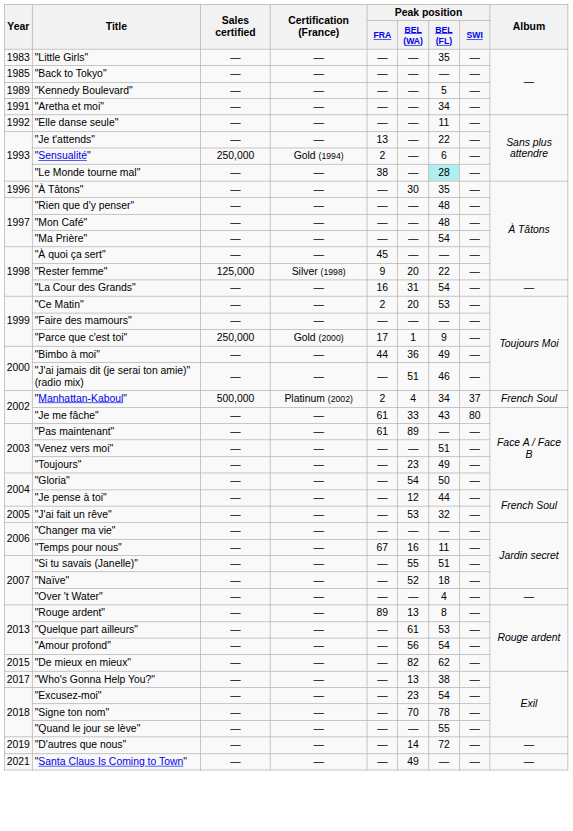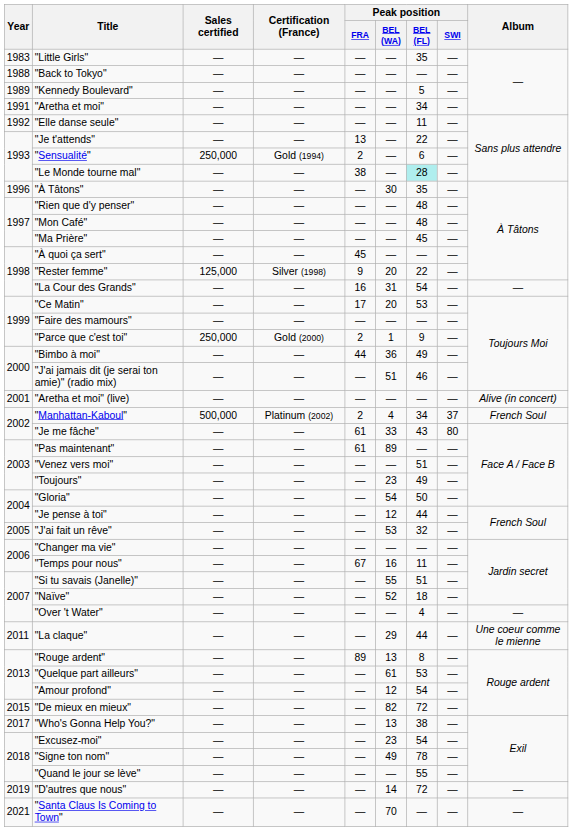(18, 73) 1985 -> (18, 73) 1988
(444, 238) 54 -> (422, 238) 45
(382, 304) 2 -> (360, 304) 17
(382, 337) 17 -> (360, 337) 2
+ row: (82, 399)
+ row: (61, 635)
(413, 646) 56 -> (391, 691) 12
(444, 662) 62 -> (422, 707) 72
(413, 712) 70 -> (391, 757) 49
(413, 761) 49 -> (391, 812) 70
